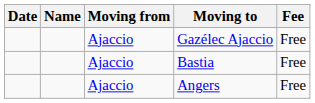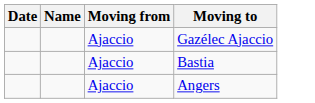- column: (293, 16)
